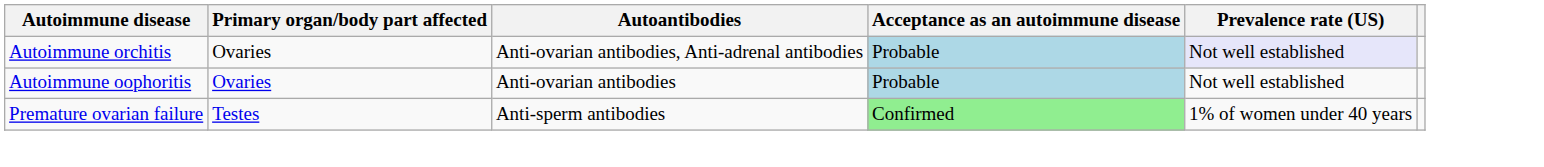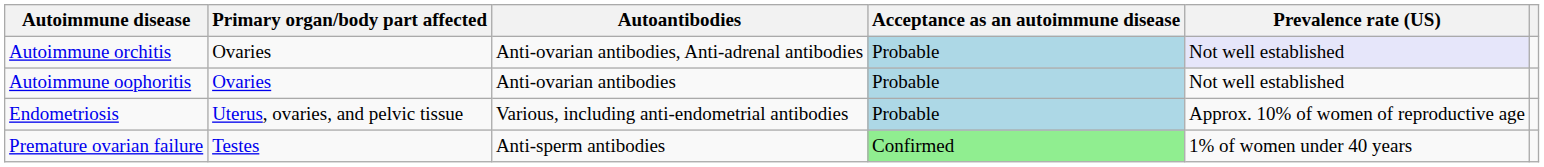+ row: (64, 114)
